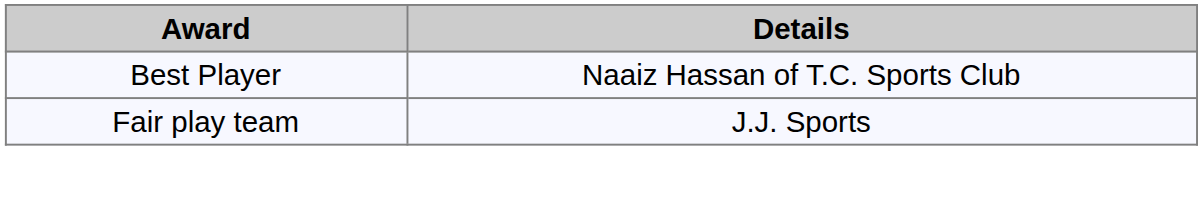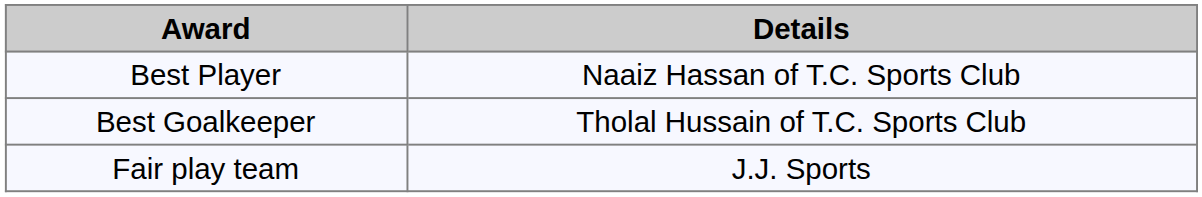+ row: (206, 121)
